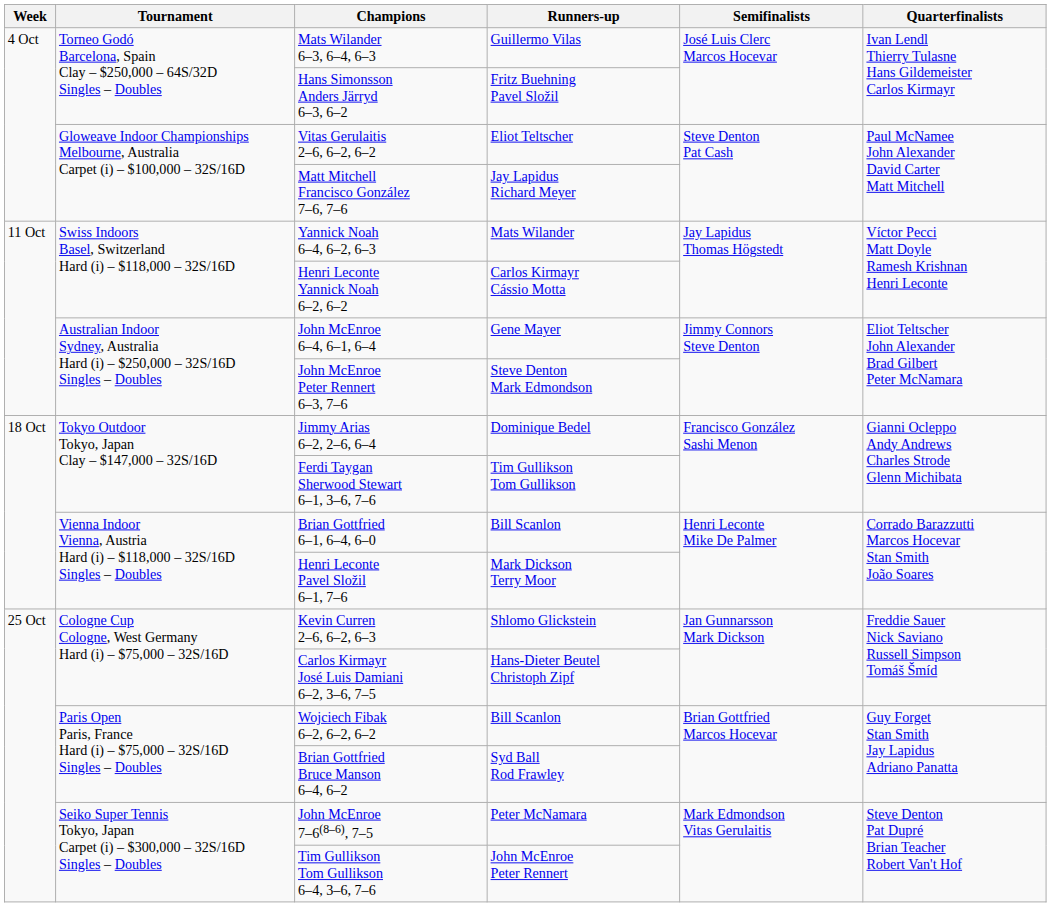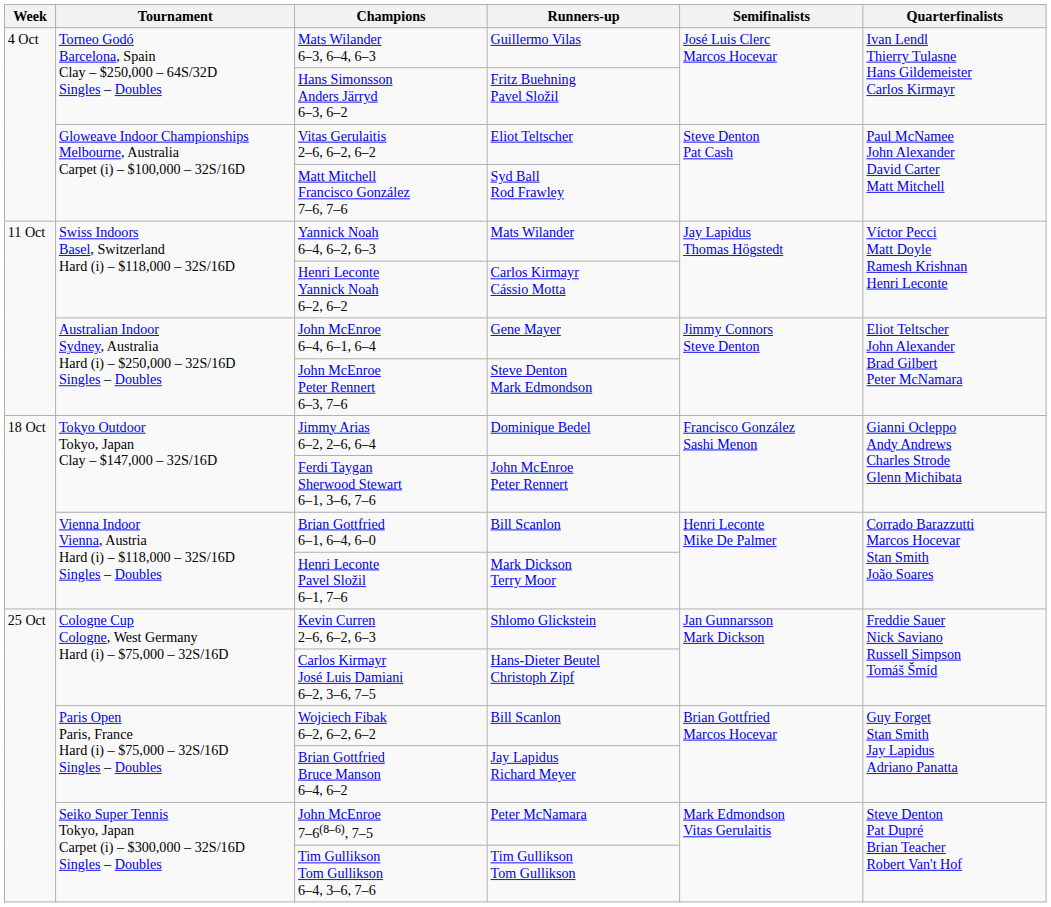(533, 184) Jay Lapidus Richard Meyer -> (527, 184) Syd Ball Rod Frawley
(533, 475) Tim Gullikson Tom Gullikson -> (532, 475) John McEnroe Peter Rennert
(527, 765) Syd Ball Rod Frawley -> (533, 765) Jay Lapidus Richard Meyer
(532, 865) John McEnroe Peter Rennert -> (533, 865) Tim Gullikson Tom Gullikson
